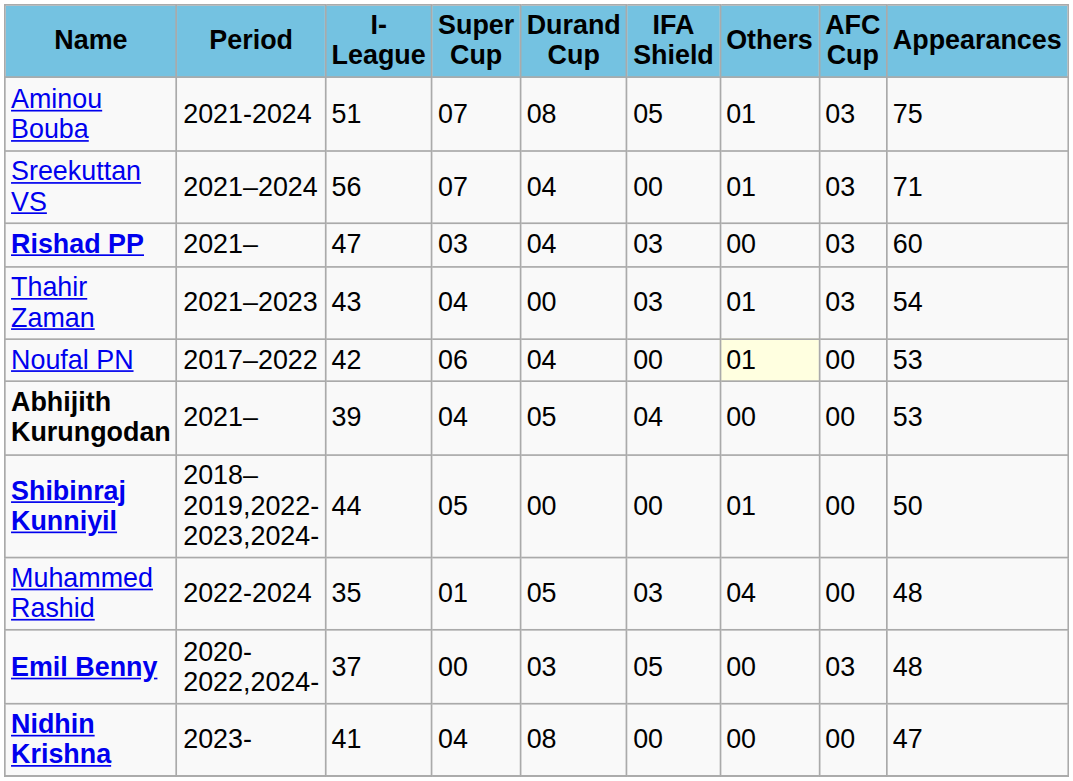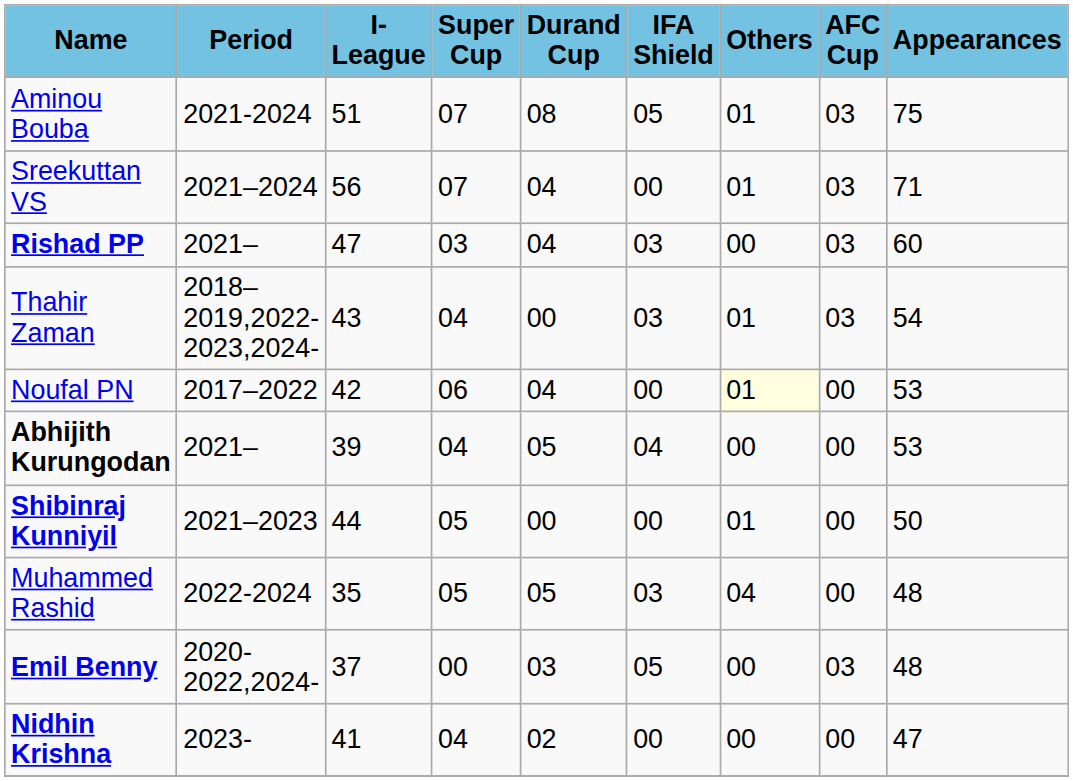(250, 302) 2021–2023 -> (251, 317) 2018–2019,2022-2023,2024-
(251, 505) 2018–2019,2022-2023,2024- -> (250, 520) 2021–2023
(453, 593) 01 -> (453, 593) 05
(542, 739) 08 -> (542, 739) 02
